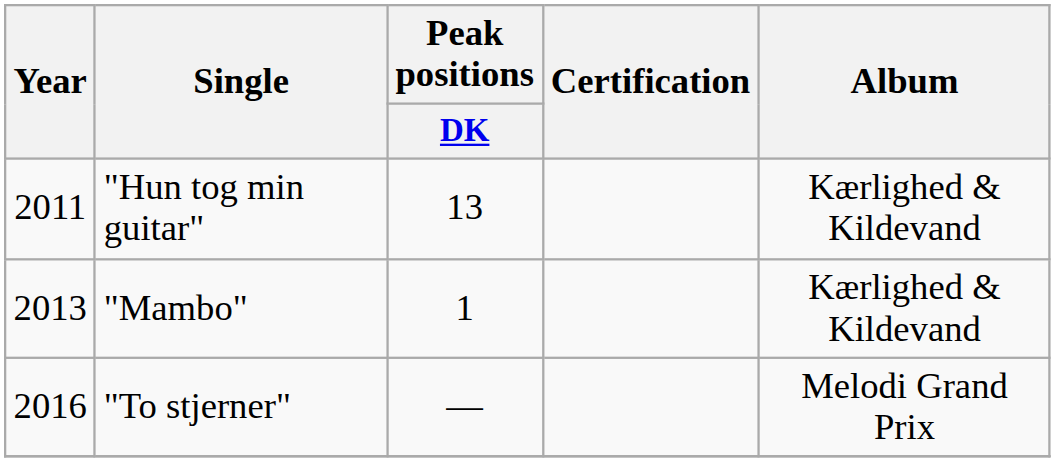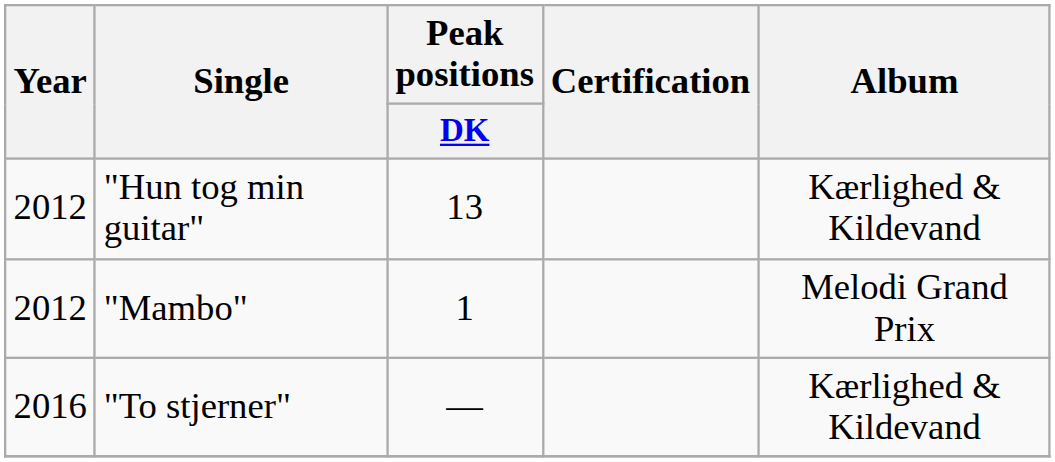(50, 207) 2011 -> (50, 207) 2012
(50, 307) 2013 -> (50, 307) 2012
(905, 307) Kærlighed & Kildevand -> (904, 307) Melodi Grand Prix
(904, 406) Melodi Grand Prix -> (905, 406) Kærlighed & Kildevand
